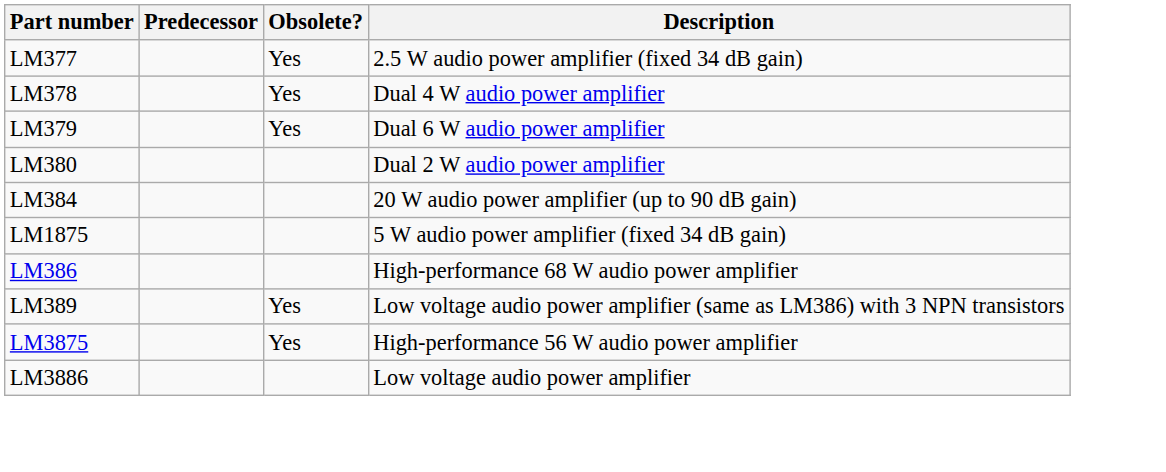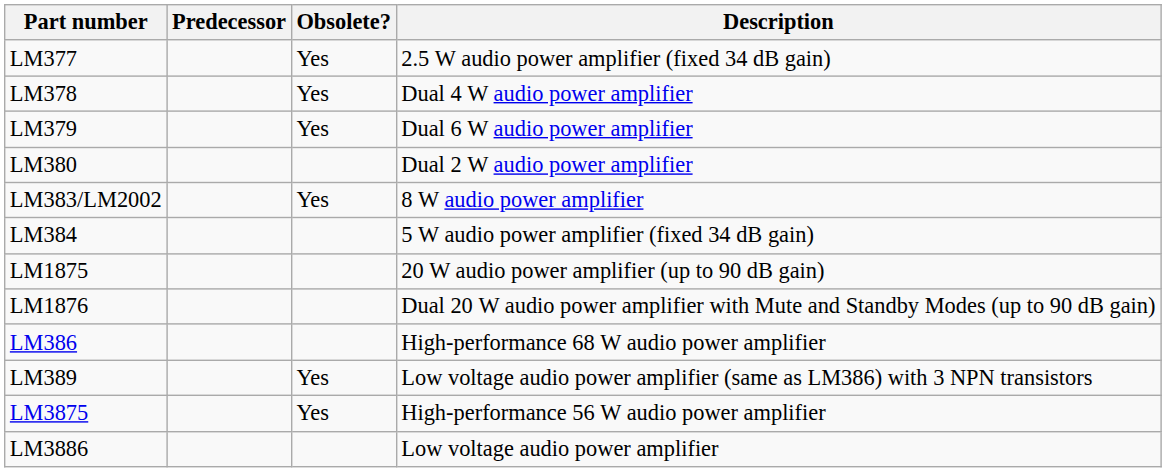+ row: (86, 199)
(585, 199) 20 W audio power amplifier (up to 90 dB gain) -> (608, 235) 5 W audio power amplifier (fixed 34 dB gain)
(580, 235) 5 W audio power amplifier (fixed 34 dB gain) -> (613, 270) 20 W audio power amplifier (up to 90 dB gain)
+ row: (49, 306)
